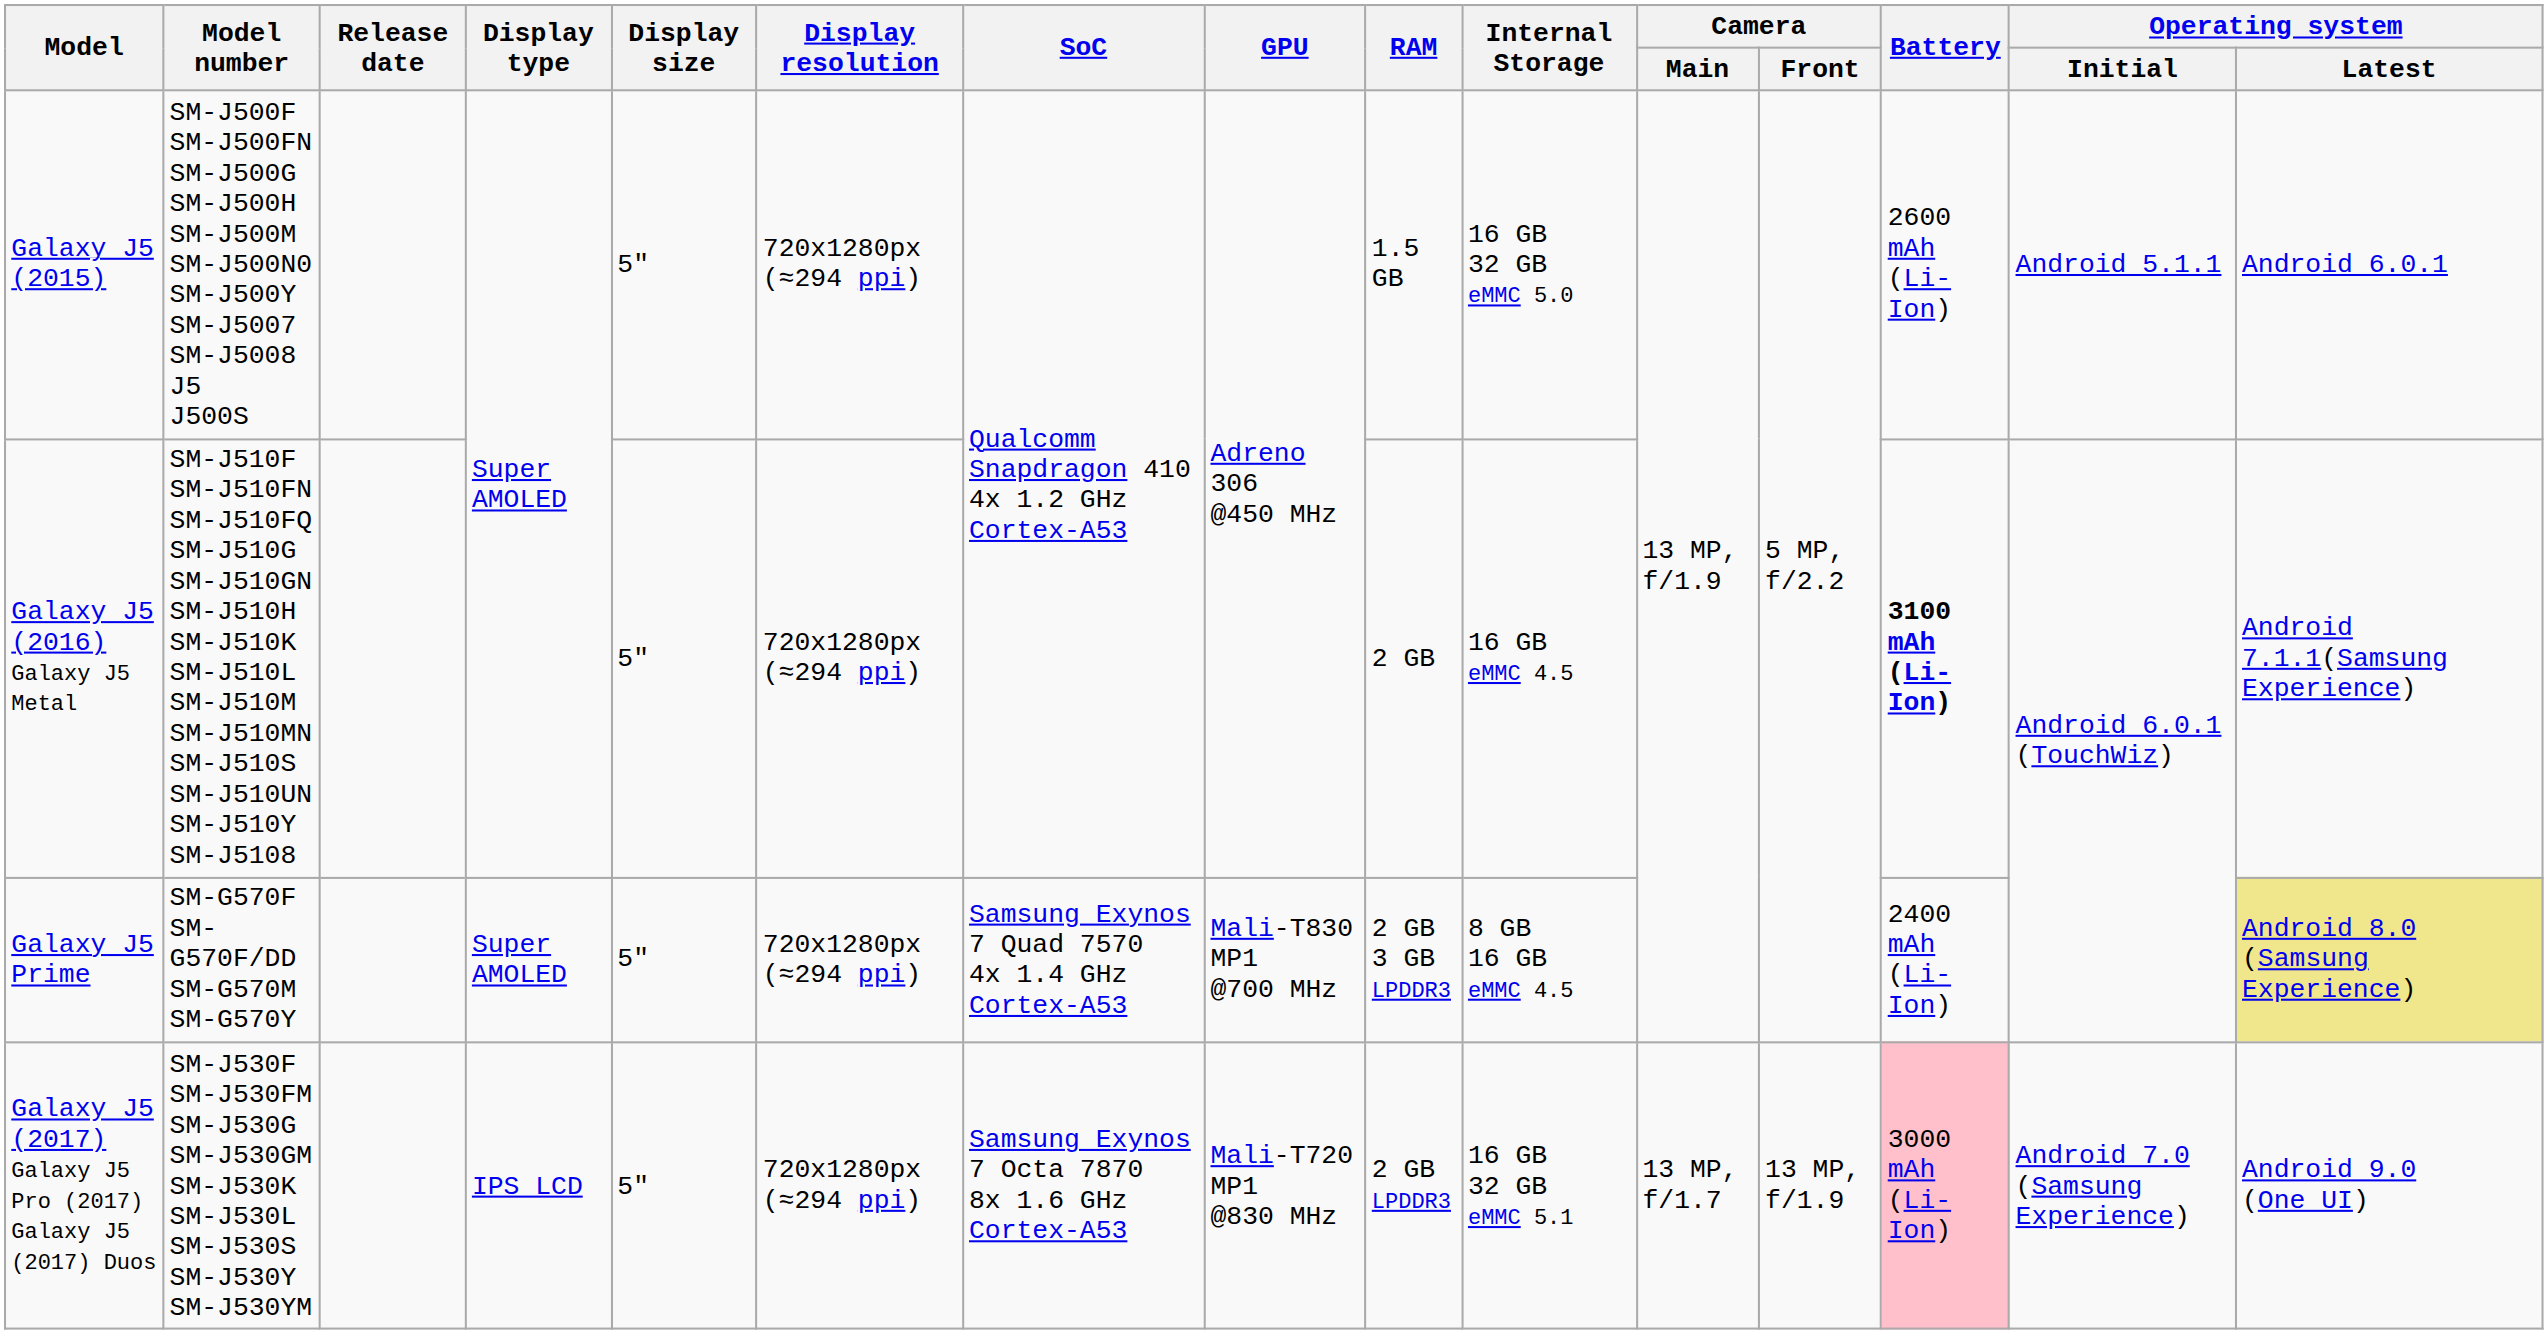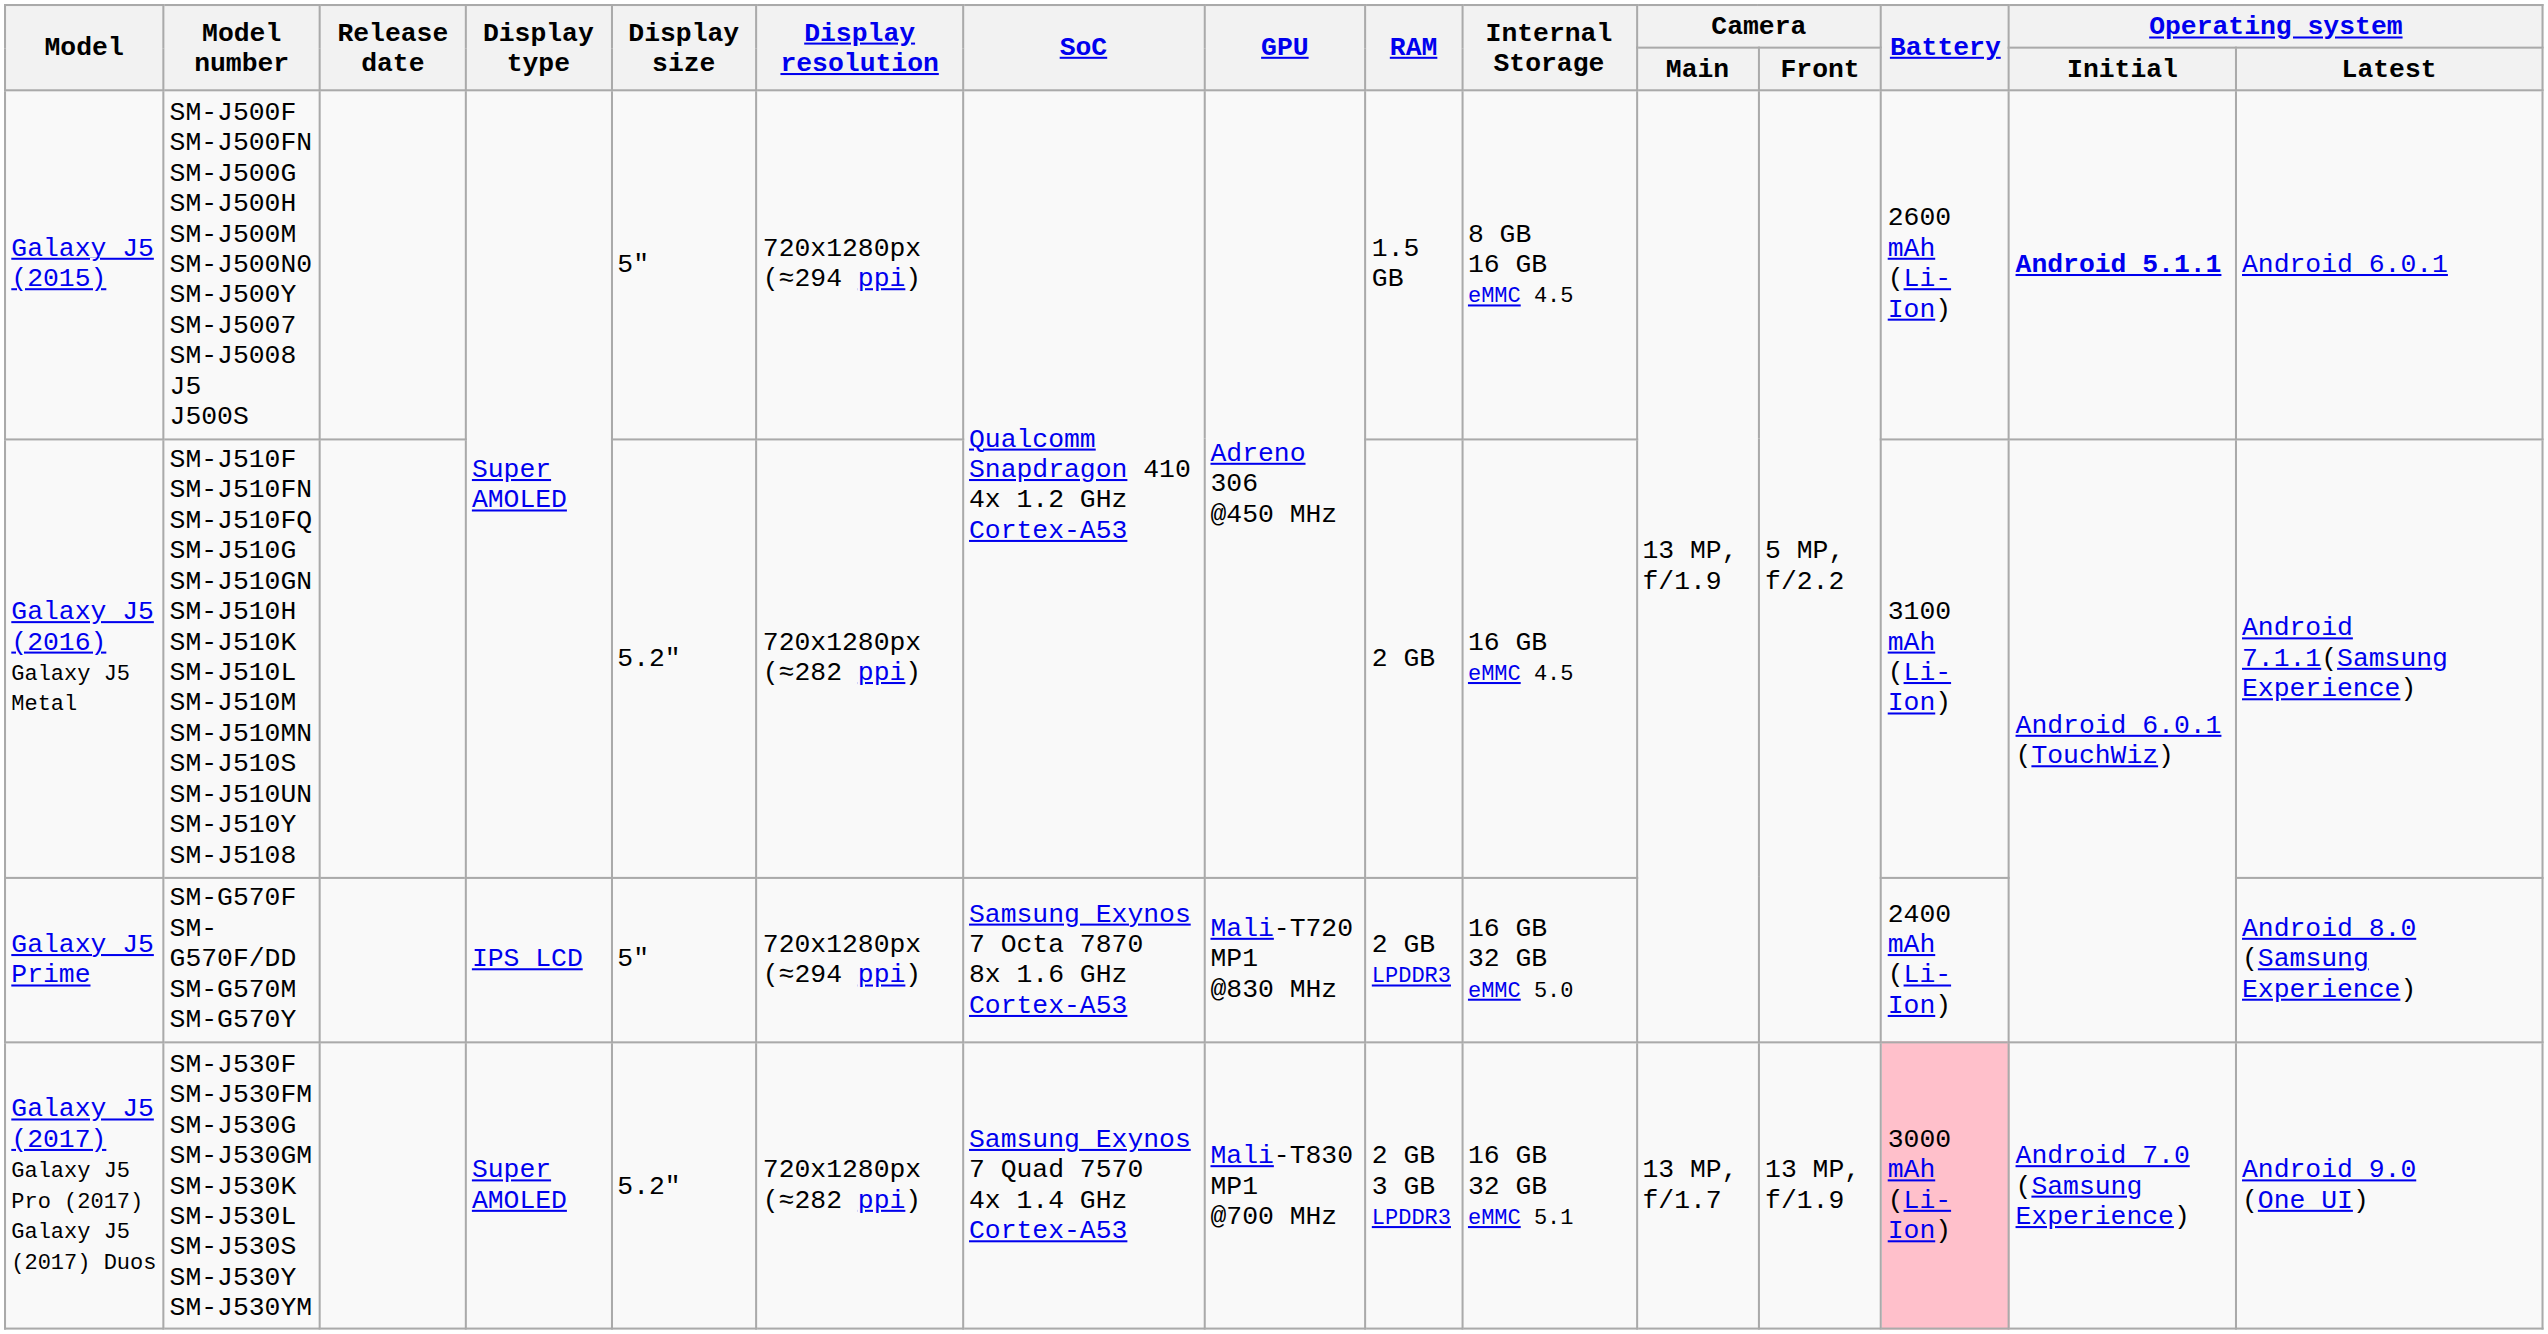(1521, 264) 16 GB 32 GB eMMC 5.0 -> (1521, 264) 8 GB 16 GB eMMC 4.5
(2118, 265) normal -> (2118, 265) bold
(633, 658) 5" -> (649, 658) 5.2"
(842, 658) 720x1280px (≈294 ppi) -> (842, 658) 720x1280px (≈282 ppi)
(1919, 658) bold -> (1919, 658) normal
(519, 960) Super AMOLED -> (527, 960) IPS LCD
(1080, 960) Samsung Exynos 7 Quad 7570 4x 1.4 GHz Cortex-A53 -> (1080, 960) Samsung Exynos 7 Octa 7870 8x 1.6 GHz Cortex-A53
(1282, 960) Mali-T830 MP1 @700 MHz -> (1282, 960) Mali-T720 MP1 @830 MHz
(1411, 959) 2 GB 3 GB LPDDR3 -> (1411, 959) 2 GB LPDDR3
(1521, 959) 8 GB 16 GB eMMC 4.5 -> (1521, 959) 16 GB 32 GB eMMC 5.0
(2329, 960) khaki background -> (2329, 960) no background
(527, 1186) IPS LCD -> (519, 1186) Super AMOLED
(633, 1186) 5" -> (649, 1186) 5.2"
(842, 1186) 720x1280px (≈294 ppi) -> (842, 1186) 720x1280px (≈282 ppi)
(1080, 1186) Samsung Exynos 7 Octa 7870 8x 1.6 GHz Cortex-A53 -> (1080, 1186) Samsung Exynos 7 Quad 7570 4x 1.4 GHz Cortex-A53
(1282, 1186) Mali-T720 MP1 @830 MHz -> (1282, 1186) Mali-T830 MP1 @700 MHz
(1411, 1185) 2 GB LPDDR3 -> (1411, 1185) 2 GB 3 GB LPDDR3
